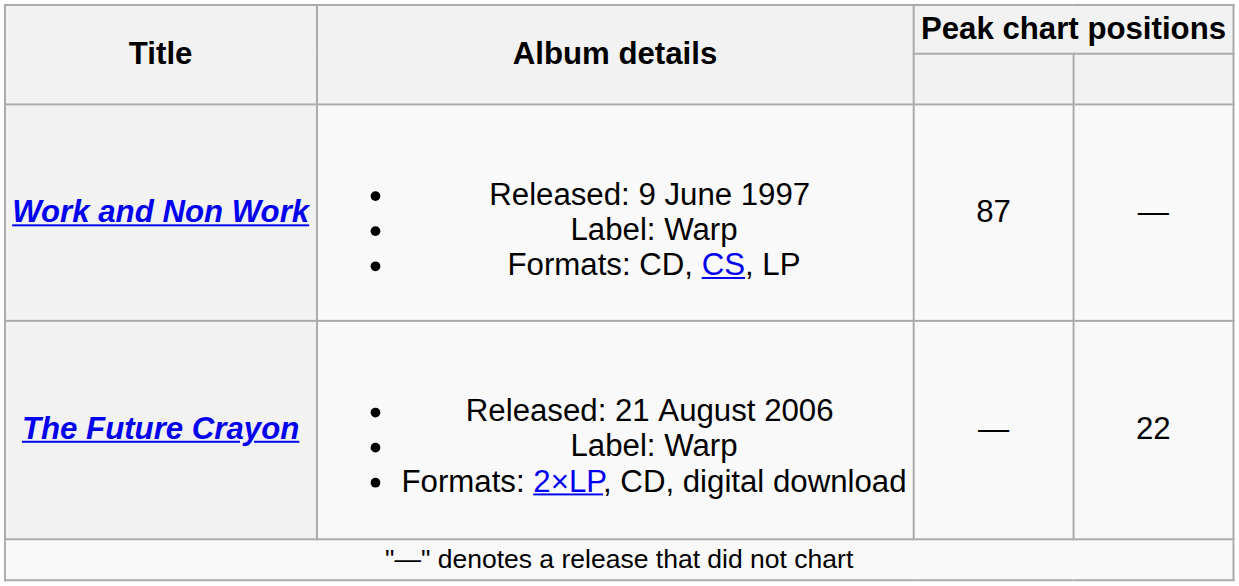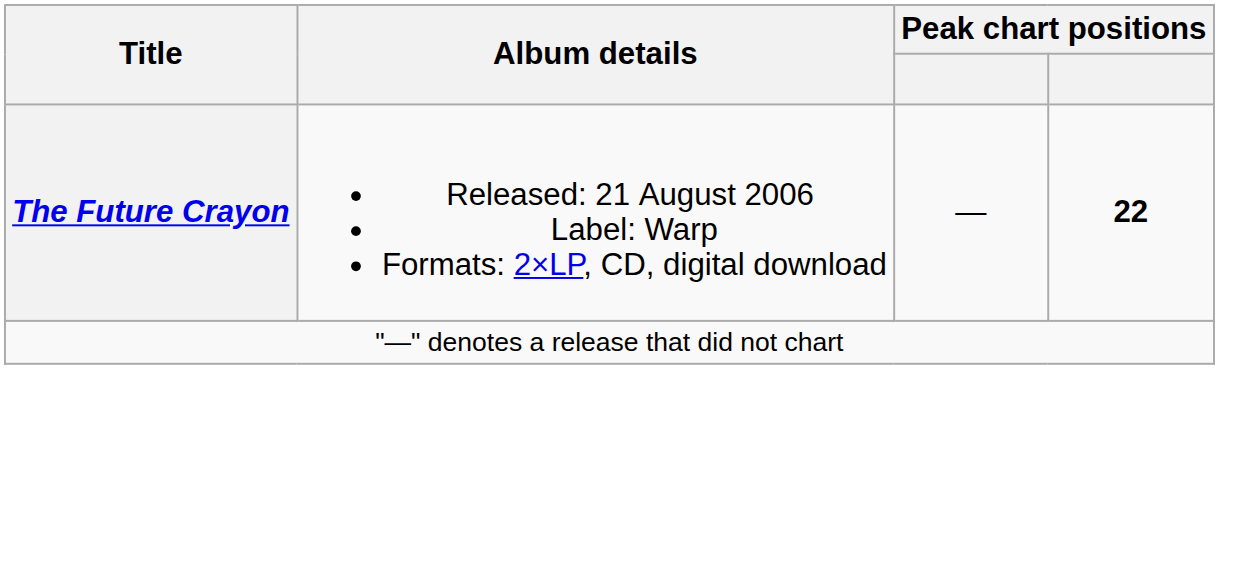- row: (161, 212)
(1153, 429) normal -> (1131, 212) bold
